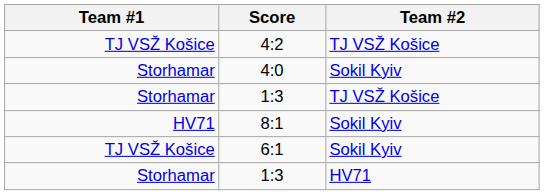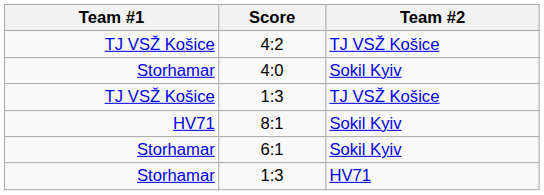(176, 96) Storhamar -> (160, 96) TJ VSŽ Košice
(160, 149) TJ VSŽ Košice -> (176, 149) Storhamar
